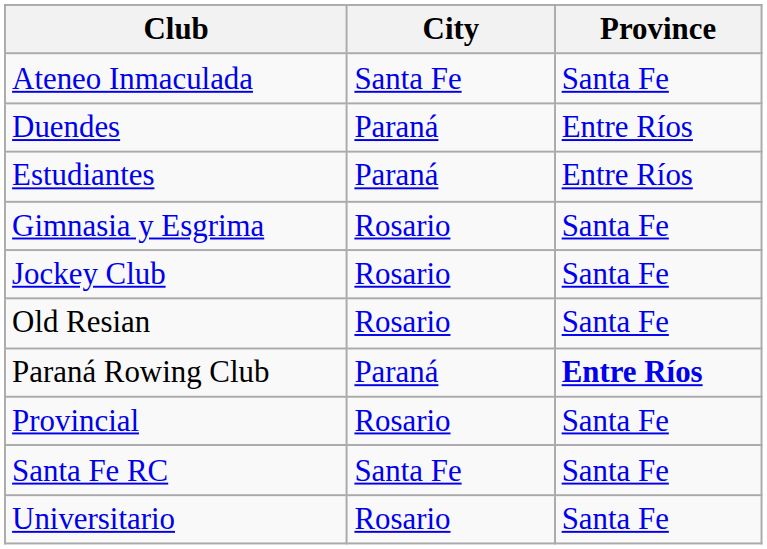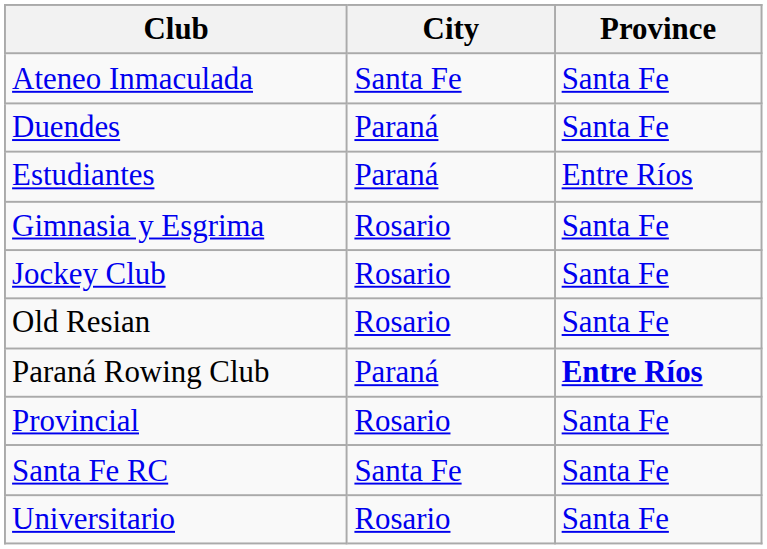(627, 126) Entre Ríos -> (615, 126) Santa Fe
